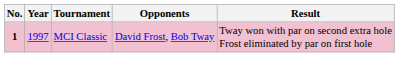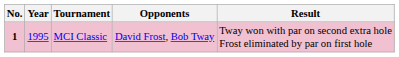(38, 37) 1997 -> (38, 37) 1995
